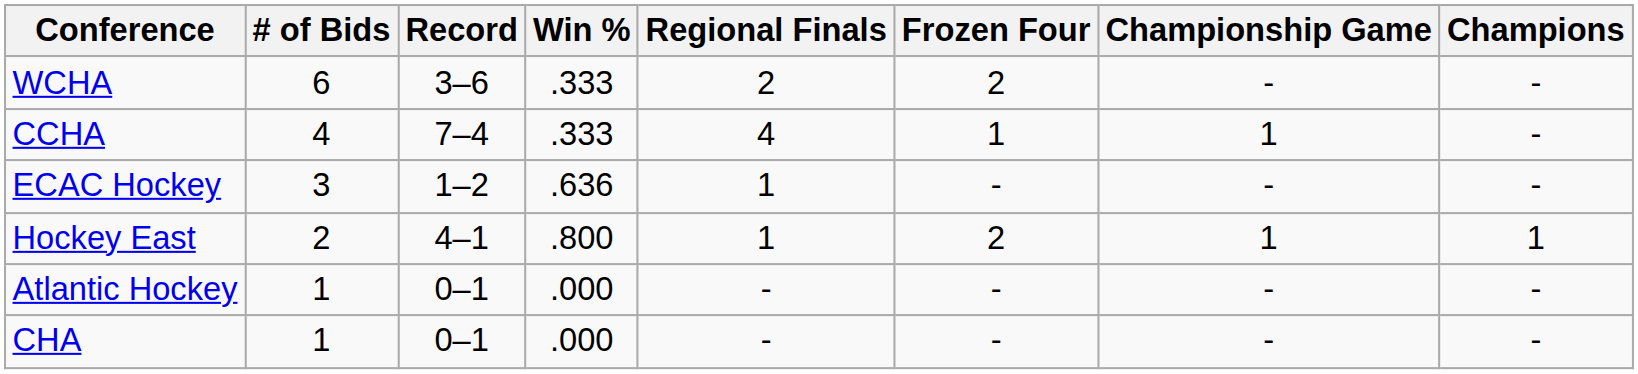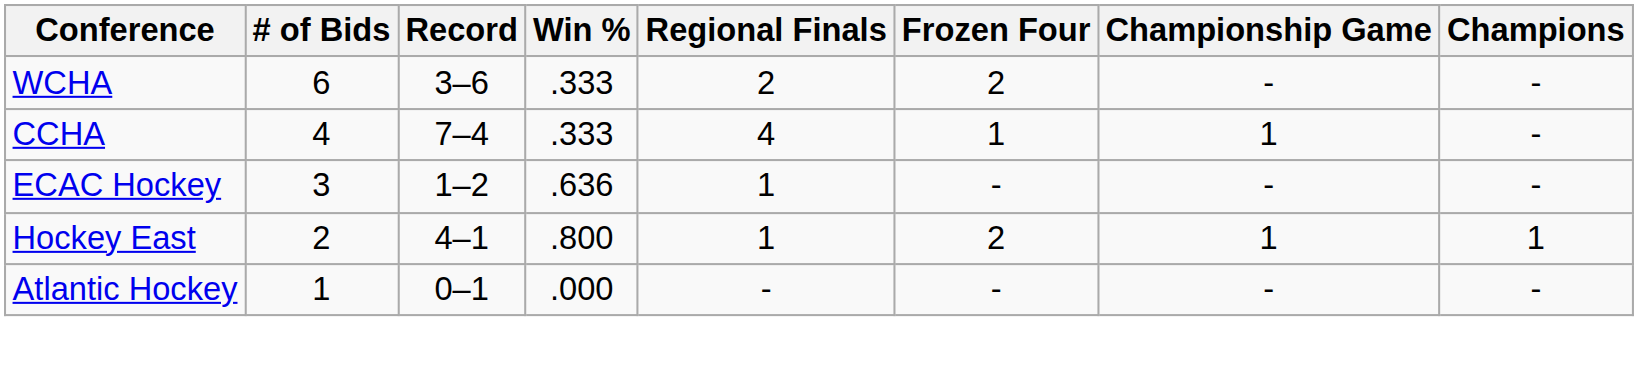- row: (47, 340)
